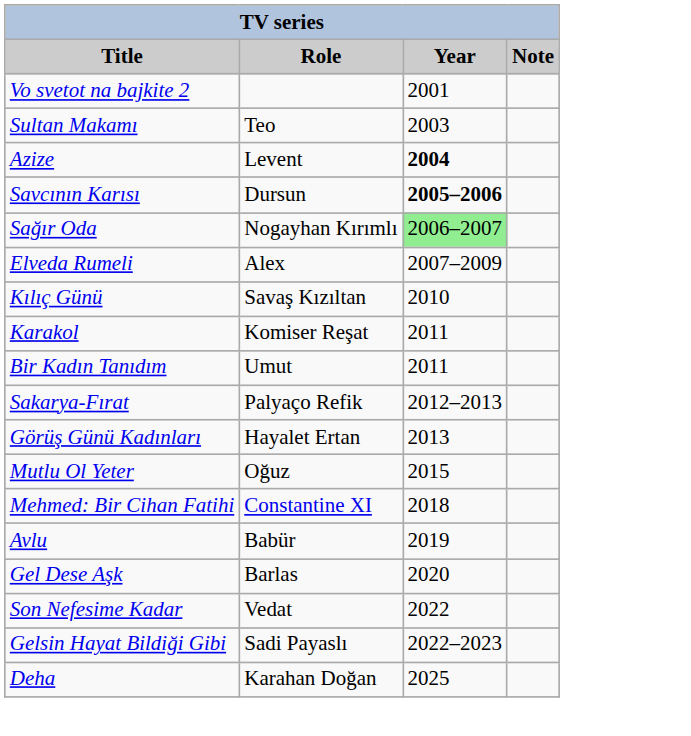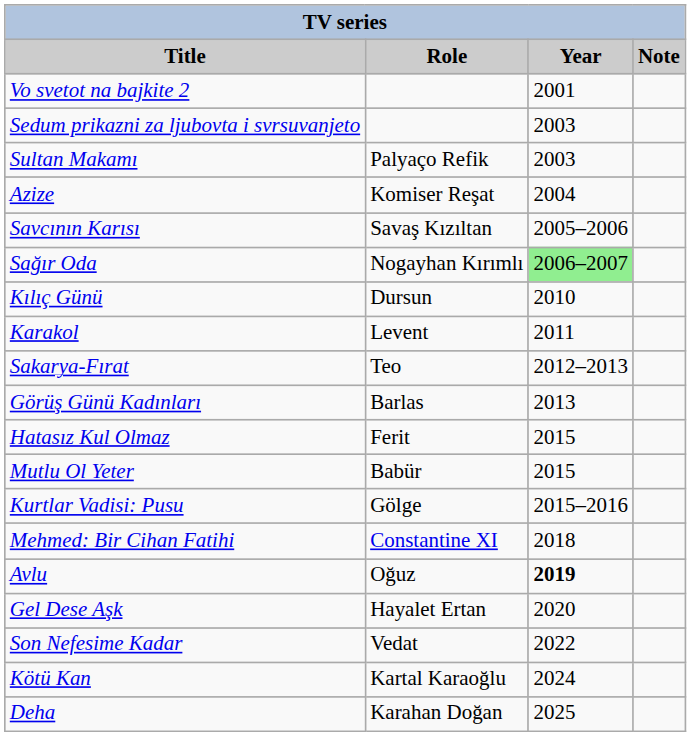+ row: (185, 125)
(260, 125) Teo -> (429, 159) Palyaço Refik
(273, 159) Levent -> (432, 194) Komiser Reşat
(429, 159) bold -> (554, 194) normal
(275, 194) Dursun -> (431, 229) Savaş Kızıltan
(455, 194) bold -> (581, 229) normal
- row: (71, 263)
(305, 298) Savaş Kızıltan -> (401, 298) Dursun
(306, 332) Komiser Reşat -> (399, 332) Levent
- row: (88, 367)
(303, 402) Palyaço Refik -> (386, 367) Teo
(302, 436) Hayalet Ertan -> (397, 402) Barlas
+ row: (90, 436)
(267, 471) Oğuz -> (396, 471) Babür
+ row: (97, 505)
(270, 540) Babür -> (393, 575) Oğuz
(429, 540) normal -> (554, 575) bold
(271, 575) Barlas -> (428, 609) Hayalet Ertan
- row: (118, 644)
+ row: (50, 678)
